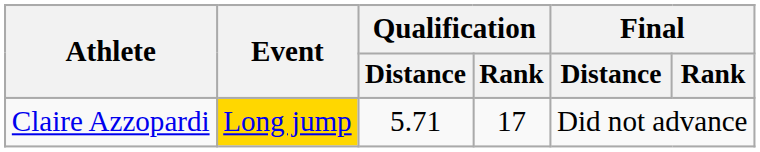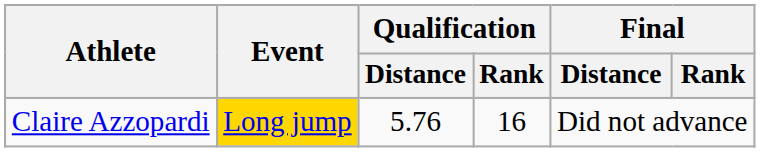(416, 122) 5.71 -> (416, 122) 5.76
(511, 122) 17 -> (511, 122) 16
